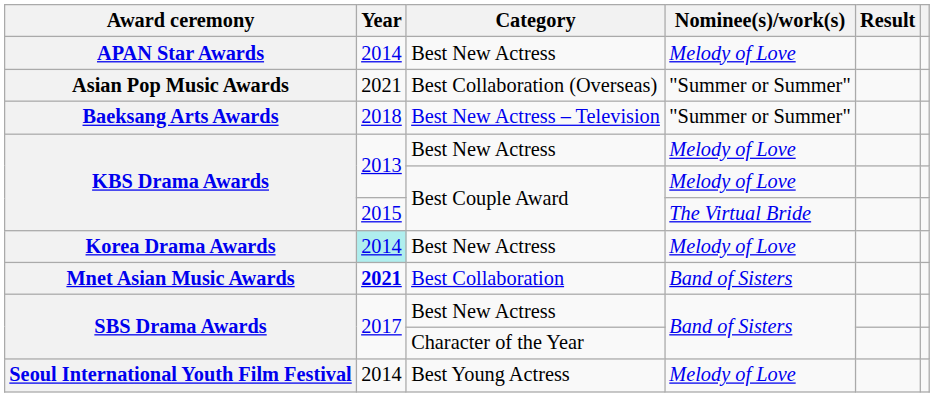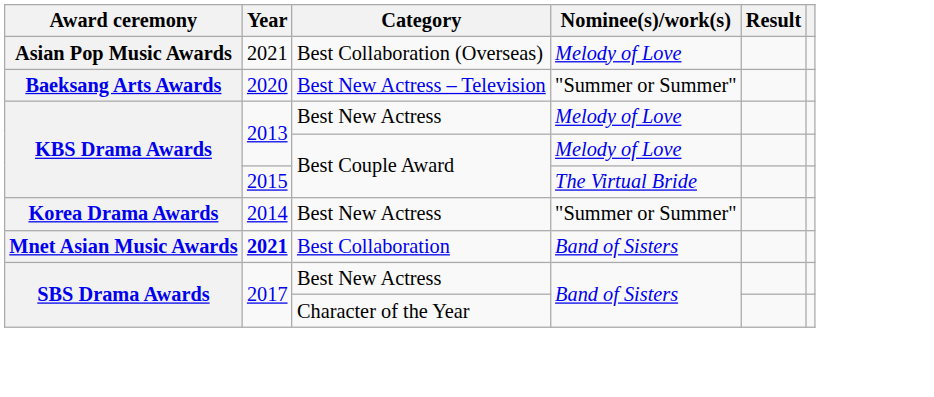- row: (181, 52)
(760, 85) "Summer or Summer" -> (618, 52) Melody of Love
(381, 117) 2018 -> (267, 85) 2020
(381, 246) paleturquoise background -> (267, 213) no background
(732, 246) Melody of Love -> (646, 213) "Summer or Summer"
- row: (181, 375)
